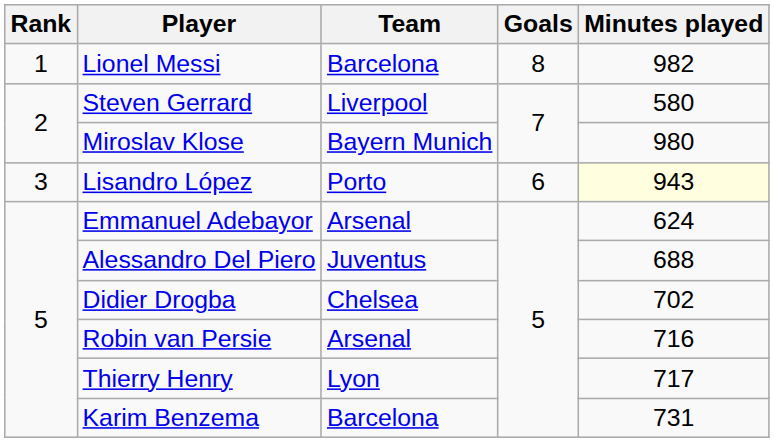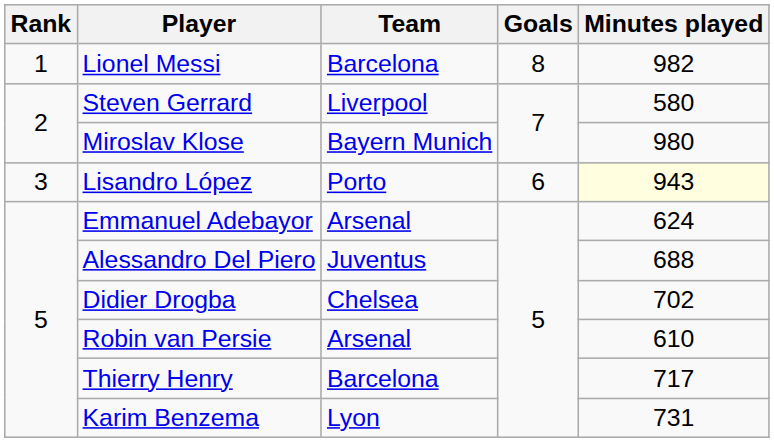(674, 338) 716 -> (674, 338) 610
(353, 378) Lyon -> (383, 378) Barcelona
(383, 417) Barcelona -> (353, 417) Lyon
